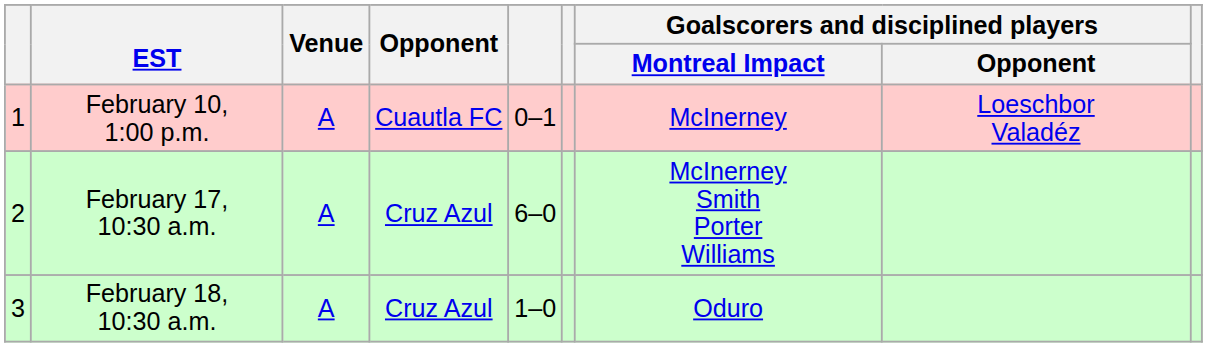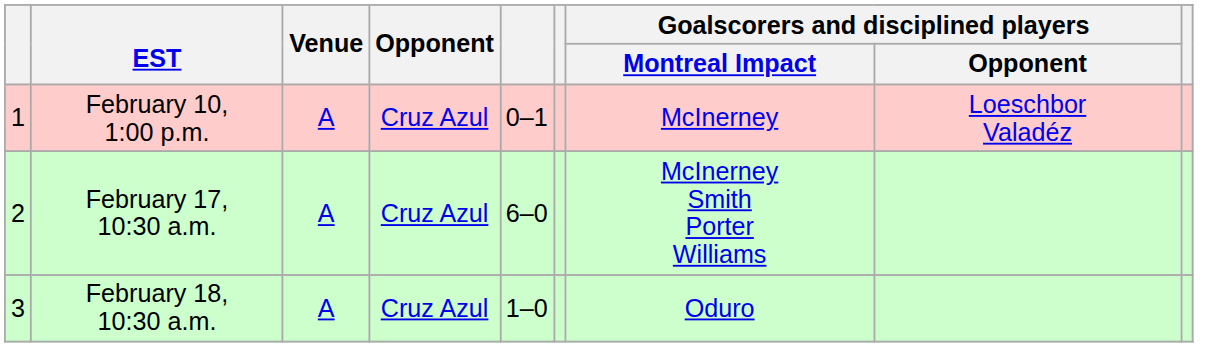(439, 118) Cuautla FC -> (435, 118) Cruz Azul
